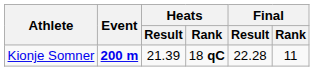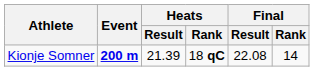(250, 56) 22.28 -> (250, 56) 22.08
(291, 56) 11 -> (291, 56) 14
